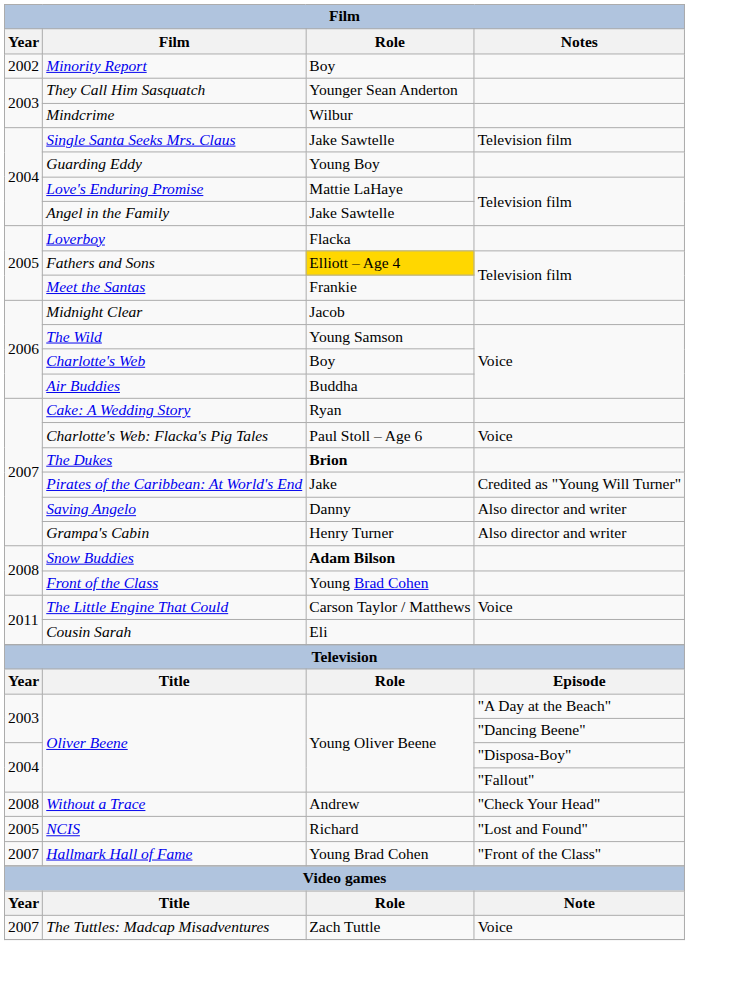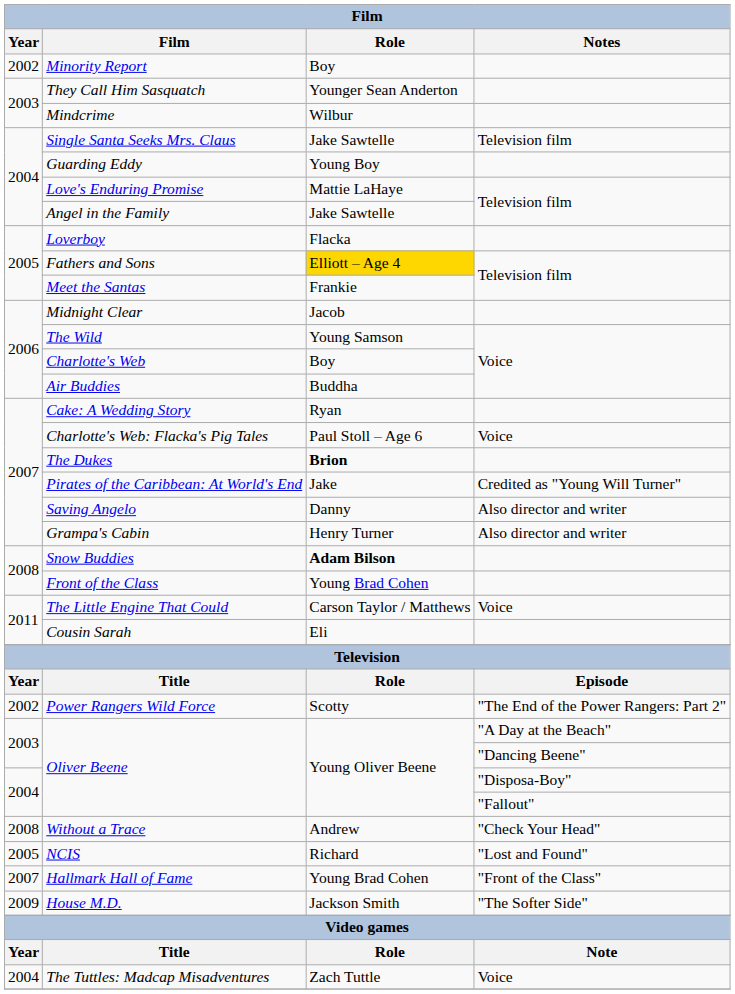+ row: (131, 705)
+ row: (84, 902)
(24, 927) 2007 -> (24, 976) 2004
